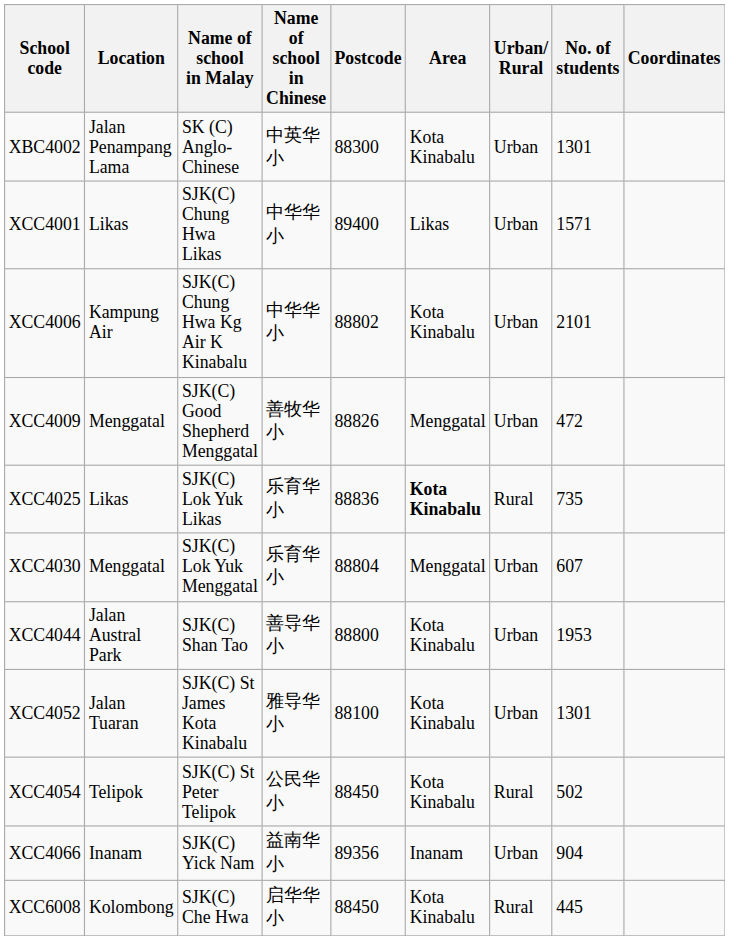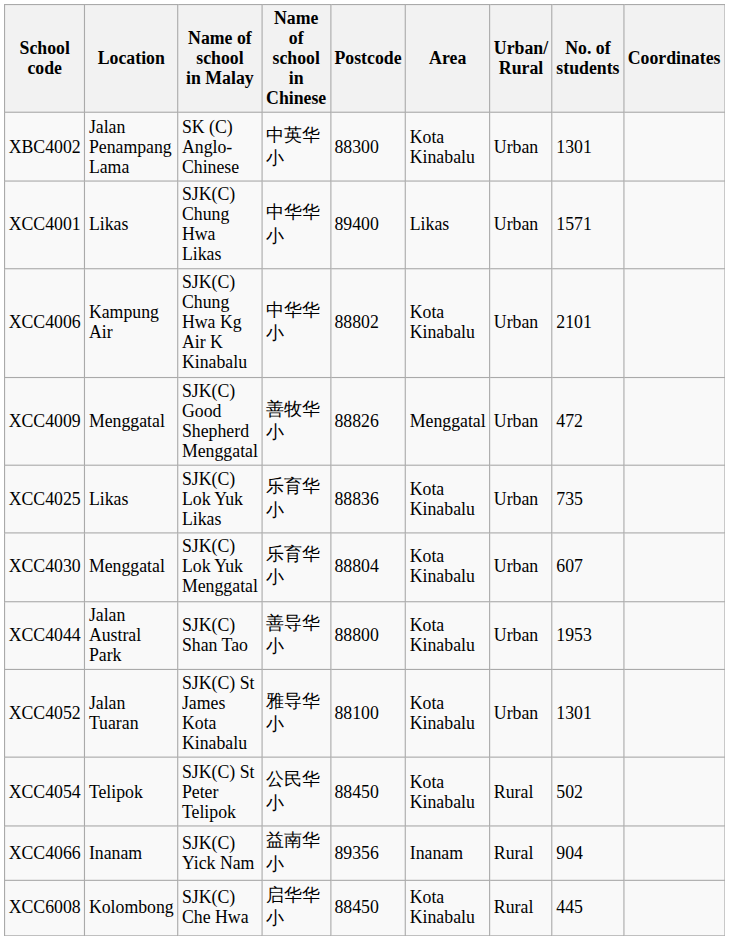(445, 499) bold -> (442, 499) normal
(514, 499) Rural -> (516, 499) Urban
(448, 567) Menggatal -> (442, 567) Kota Kinabalu
(516, 853) Urban -> (514, 853) Rural
